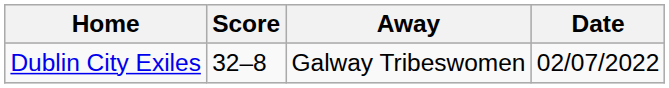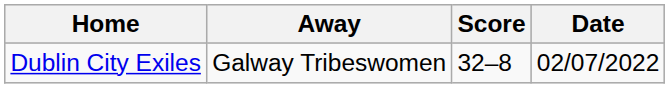columns swapped: (246, 23) <-> (408, 23)
